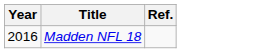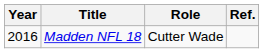+ column: (186, 15)
